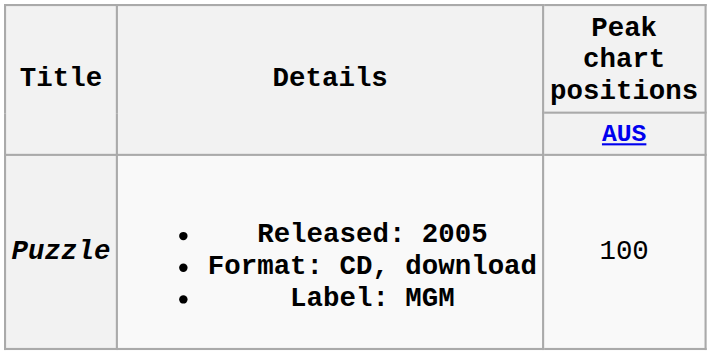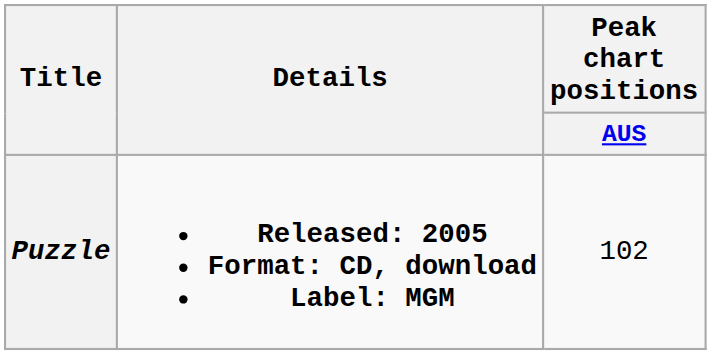(624, 252) 100 -> (624, 252) 102
